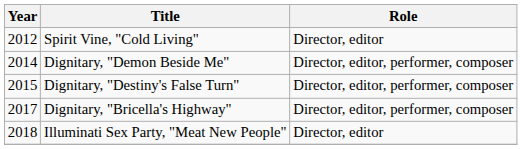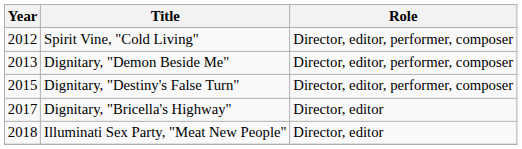(338, 39) Director, editor -> (403, 39) Director, editor, performer, composer
(23, 62) 2014 -> (23, 62) 2013
(403, 109) Director, editor, performer, composer -> (338, 109) Director, editor
